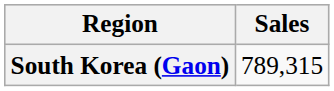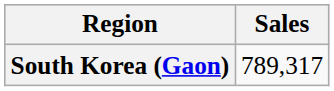(282, 64) 789,315 -> (282, 64) 789,317
